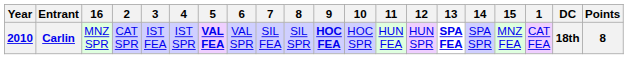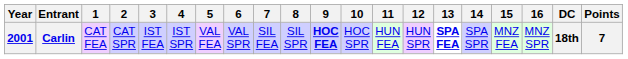columns swapped: (539, 13) <-> (97, 13)
(20, 38) 2010 -> (20, 38) 2001
(213, 38) bold -> (210, 38) normal
(603, 38) 8 -> (602, 38) 7
